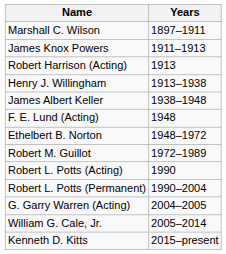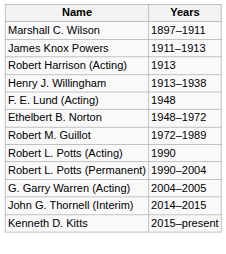- row: (56, 100)
- row: (55, 223)
+ row: (71, 205)
